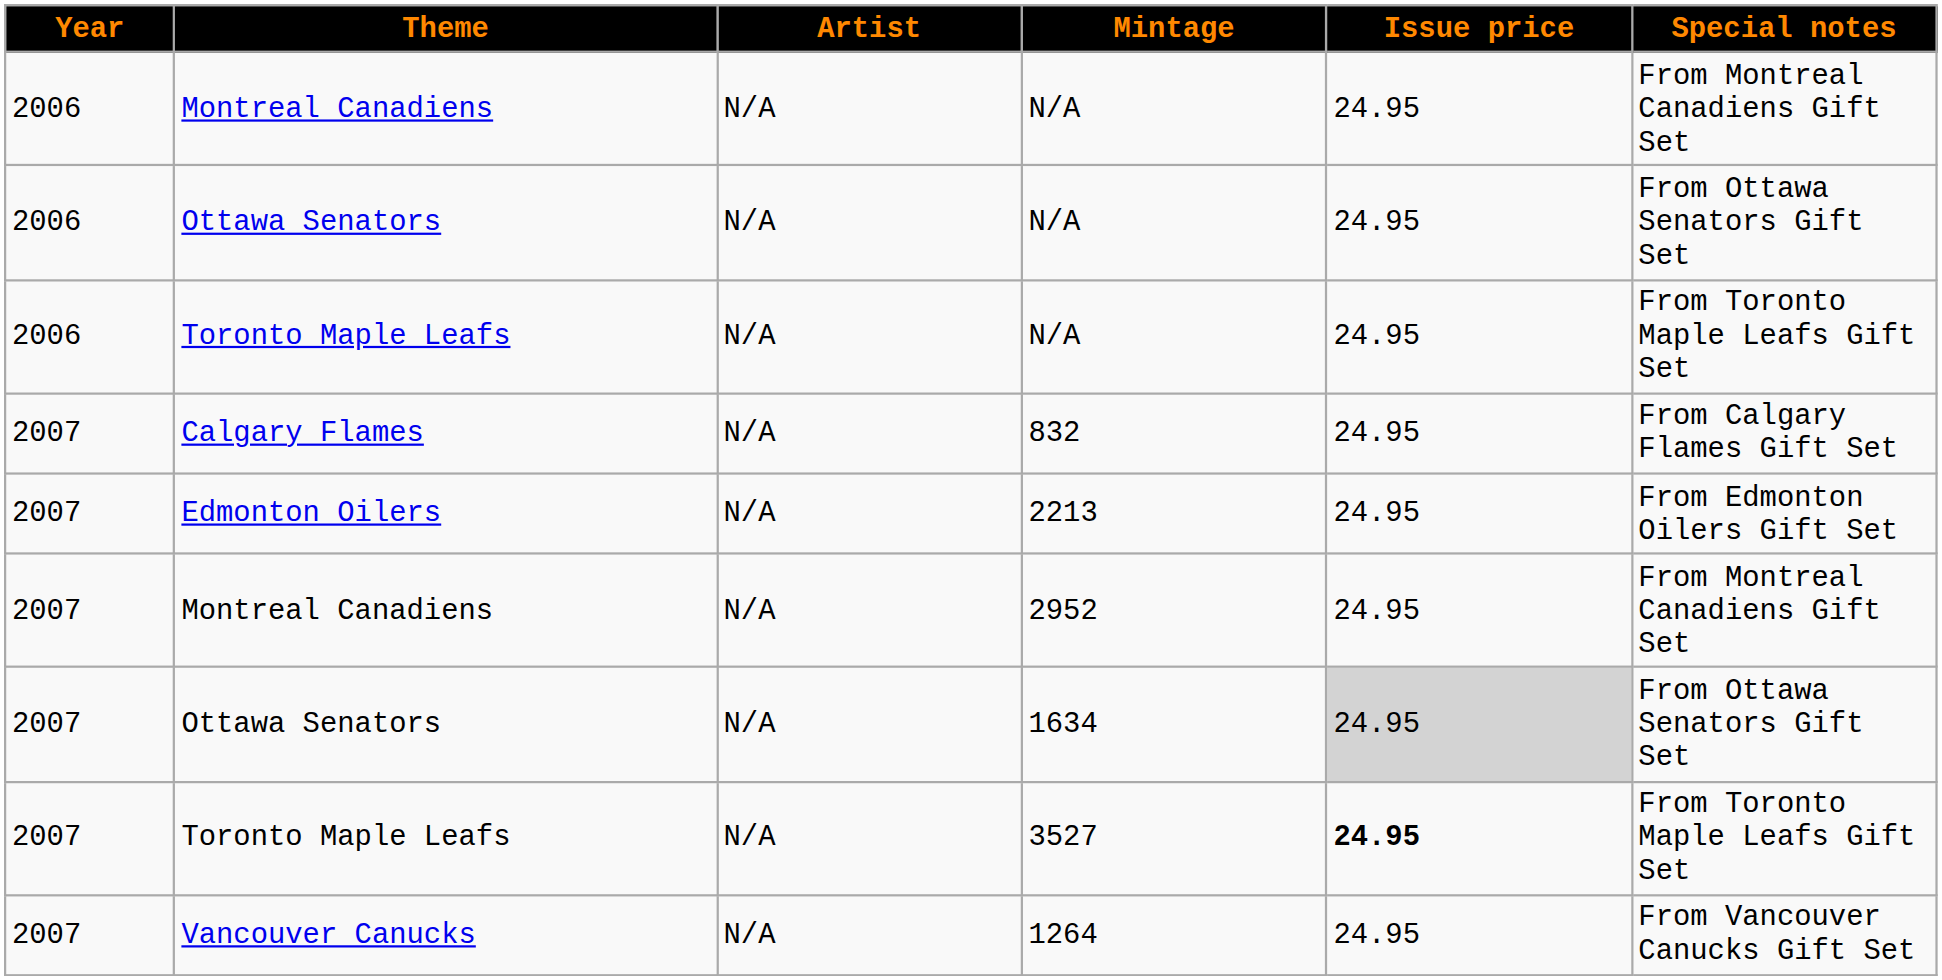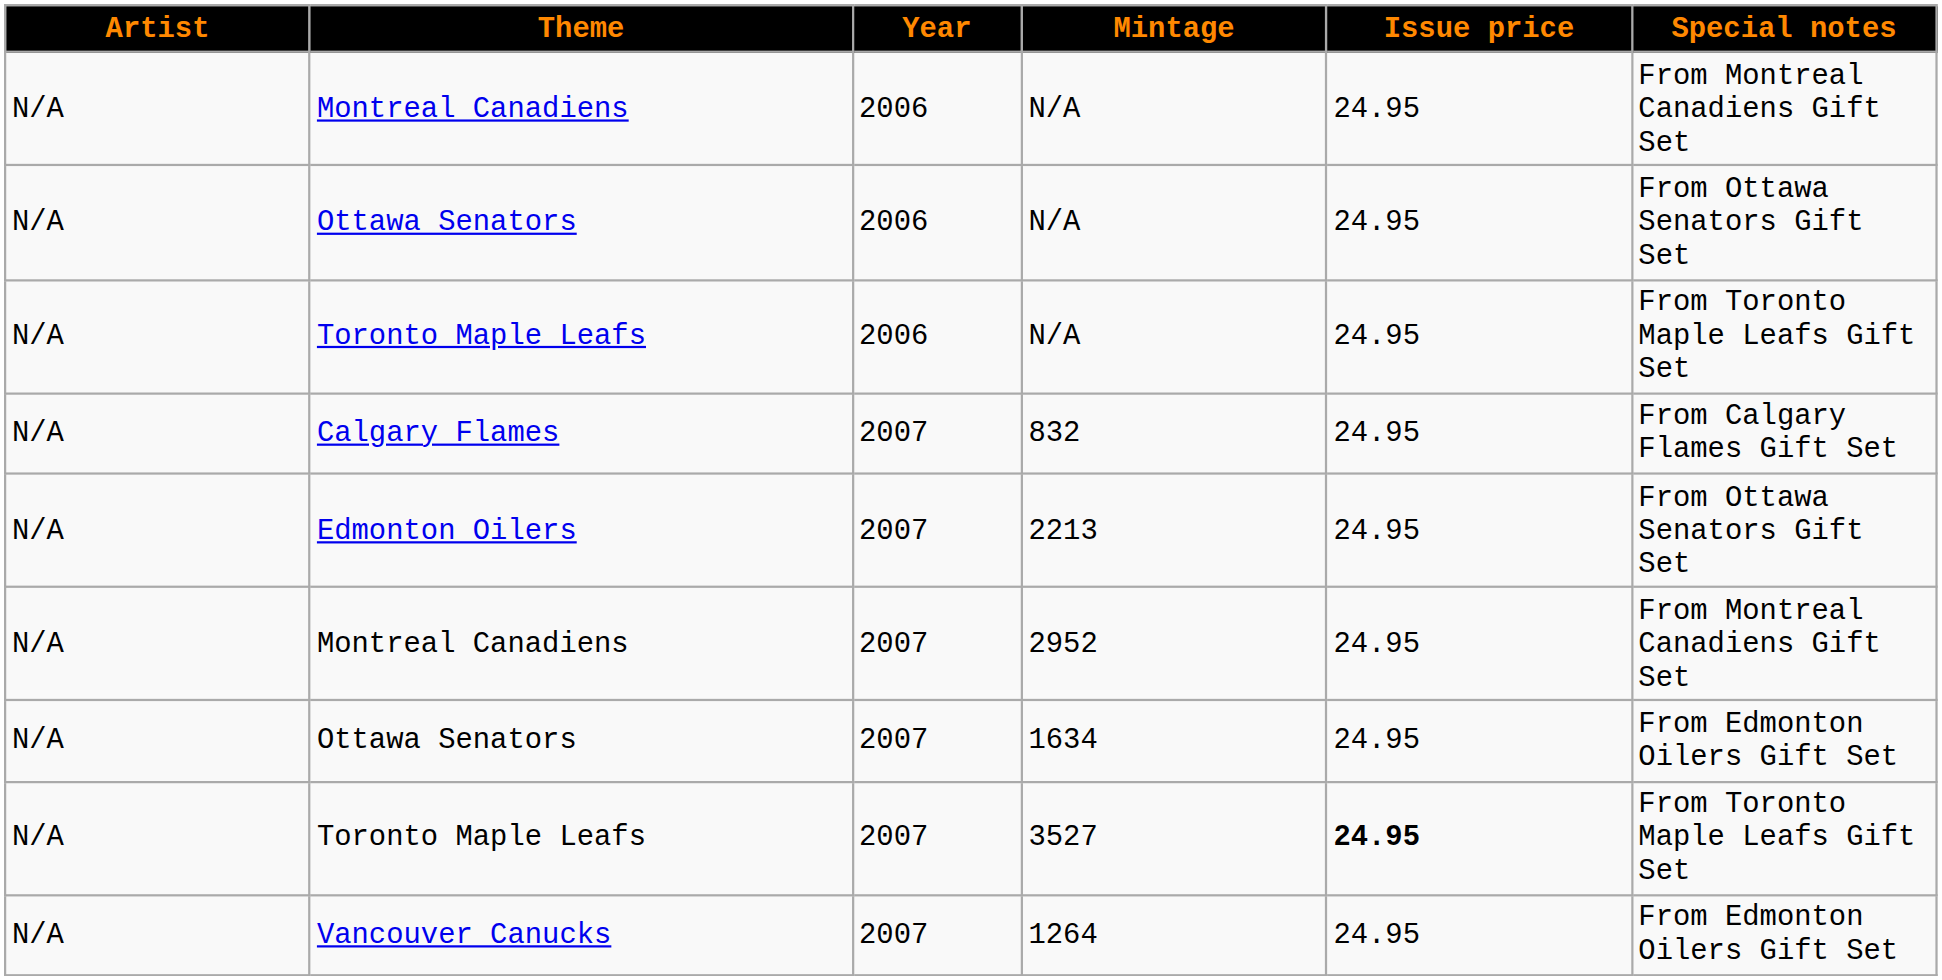columns swapped: (90, 29) <-> (869, 29)
(1768, 514) From Edmonton Oilers Gift Set -> (1751, 530) From Ottawa Senators Gift Set
(1377, 724) lightgrey background -> (1377, 741) no background
(1751, 724) From Ottawa Senators Gift Set -> (1768, 741) From Edmonton Oilers Gift Set
(1777, 935) From Vancouver Canucks Gift Set -> (1768, 935) From Edmonton Oilers Gift Set
